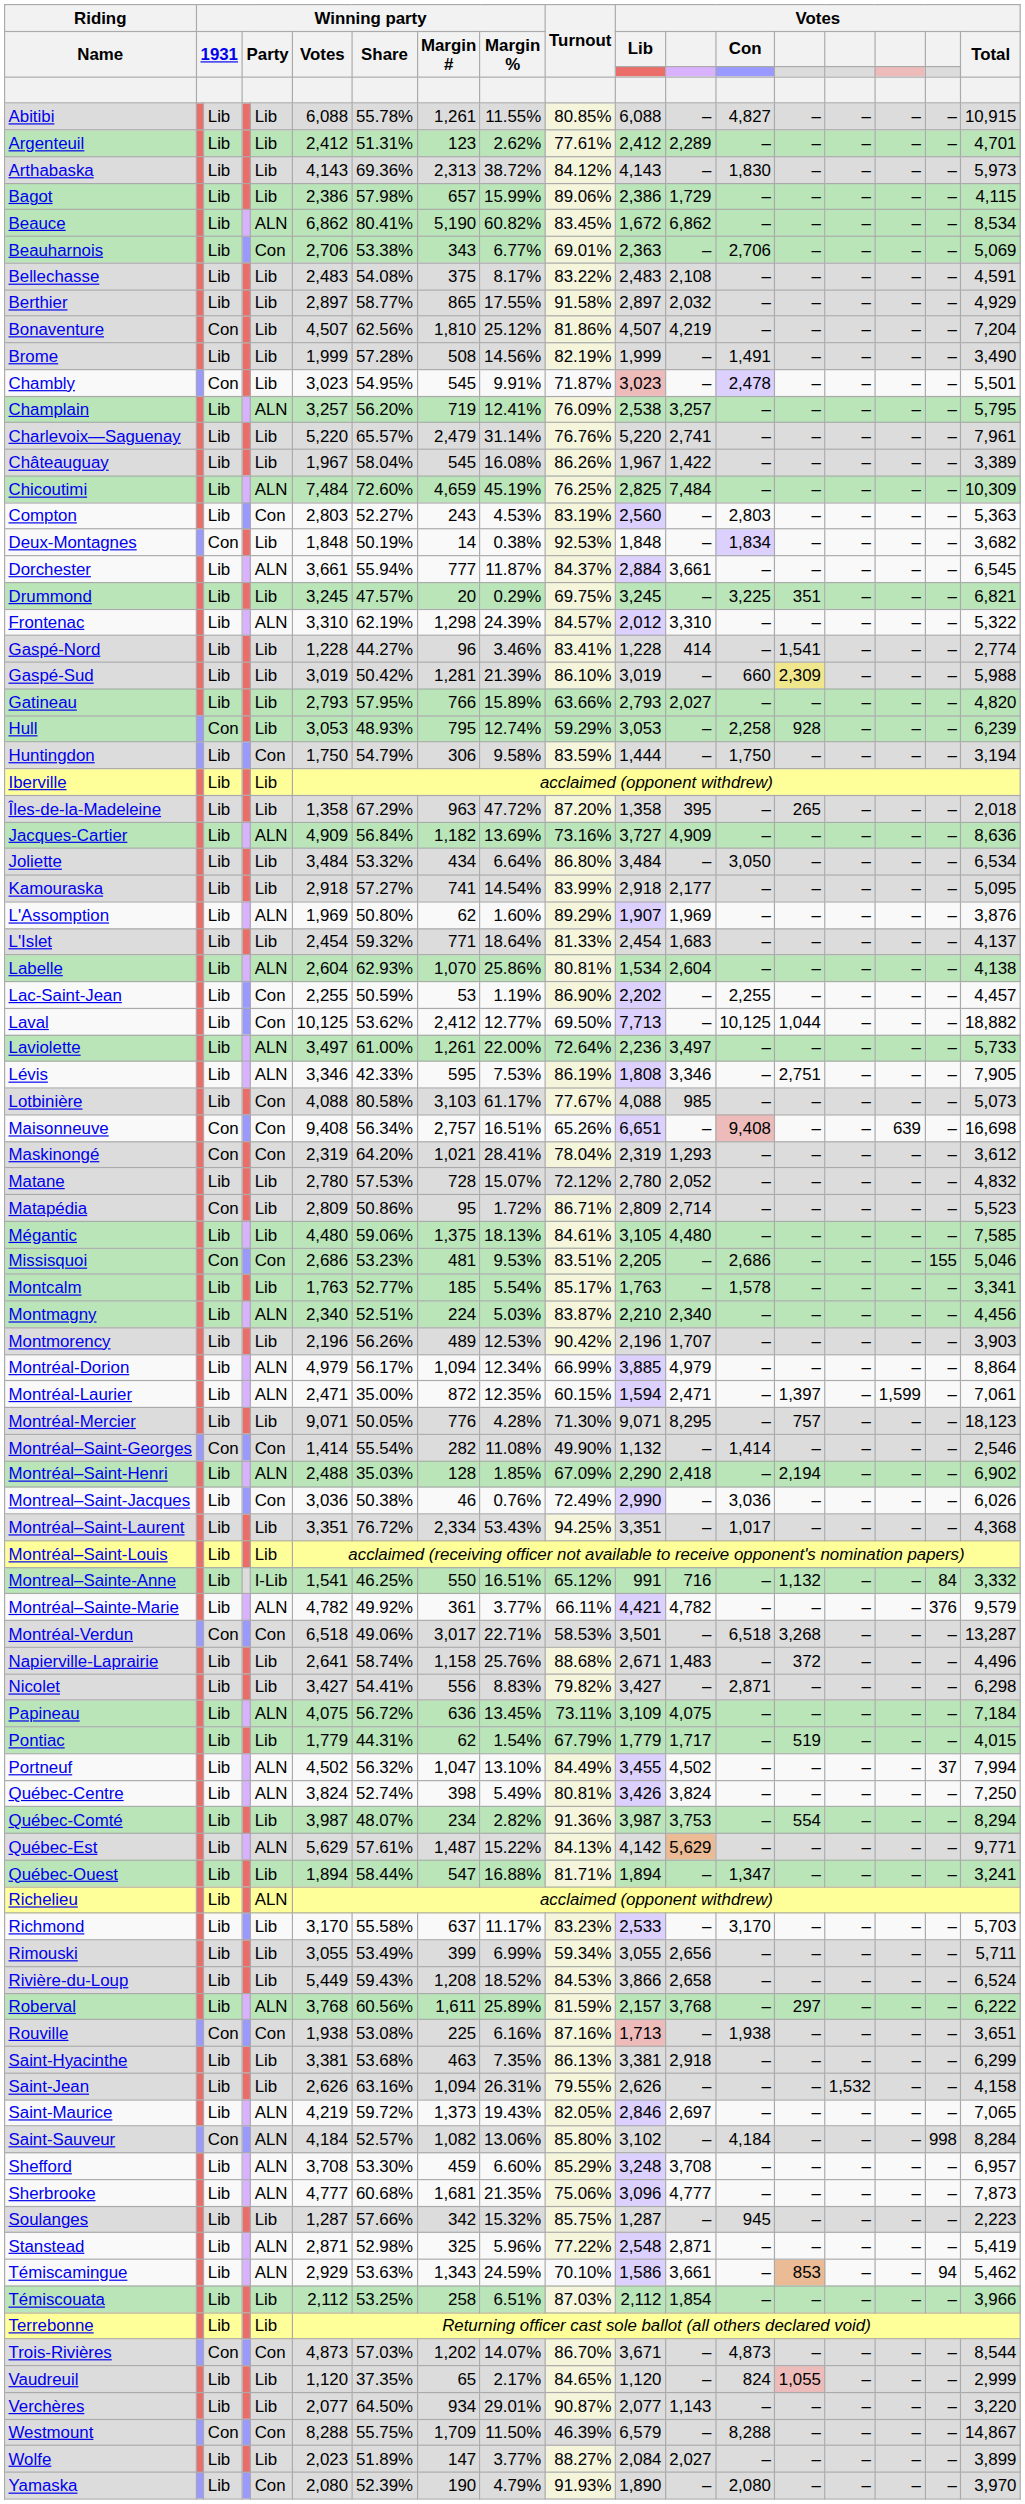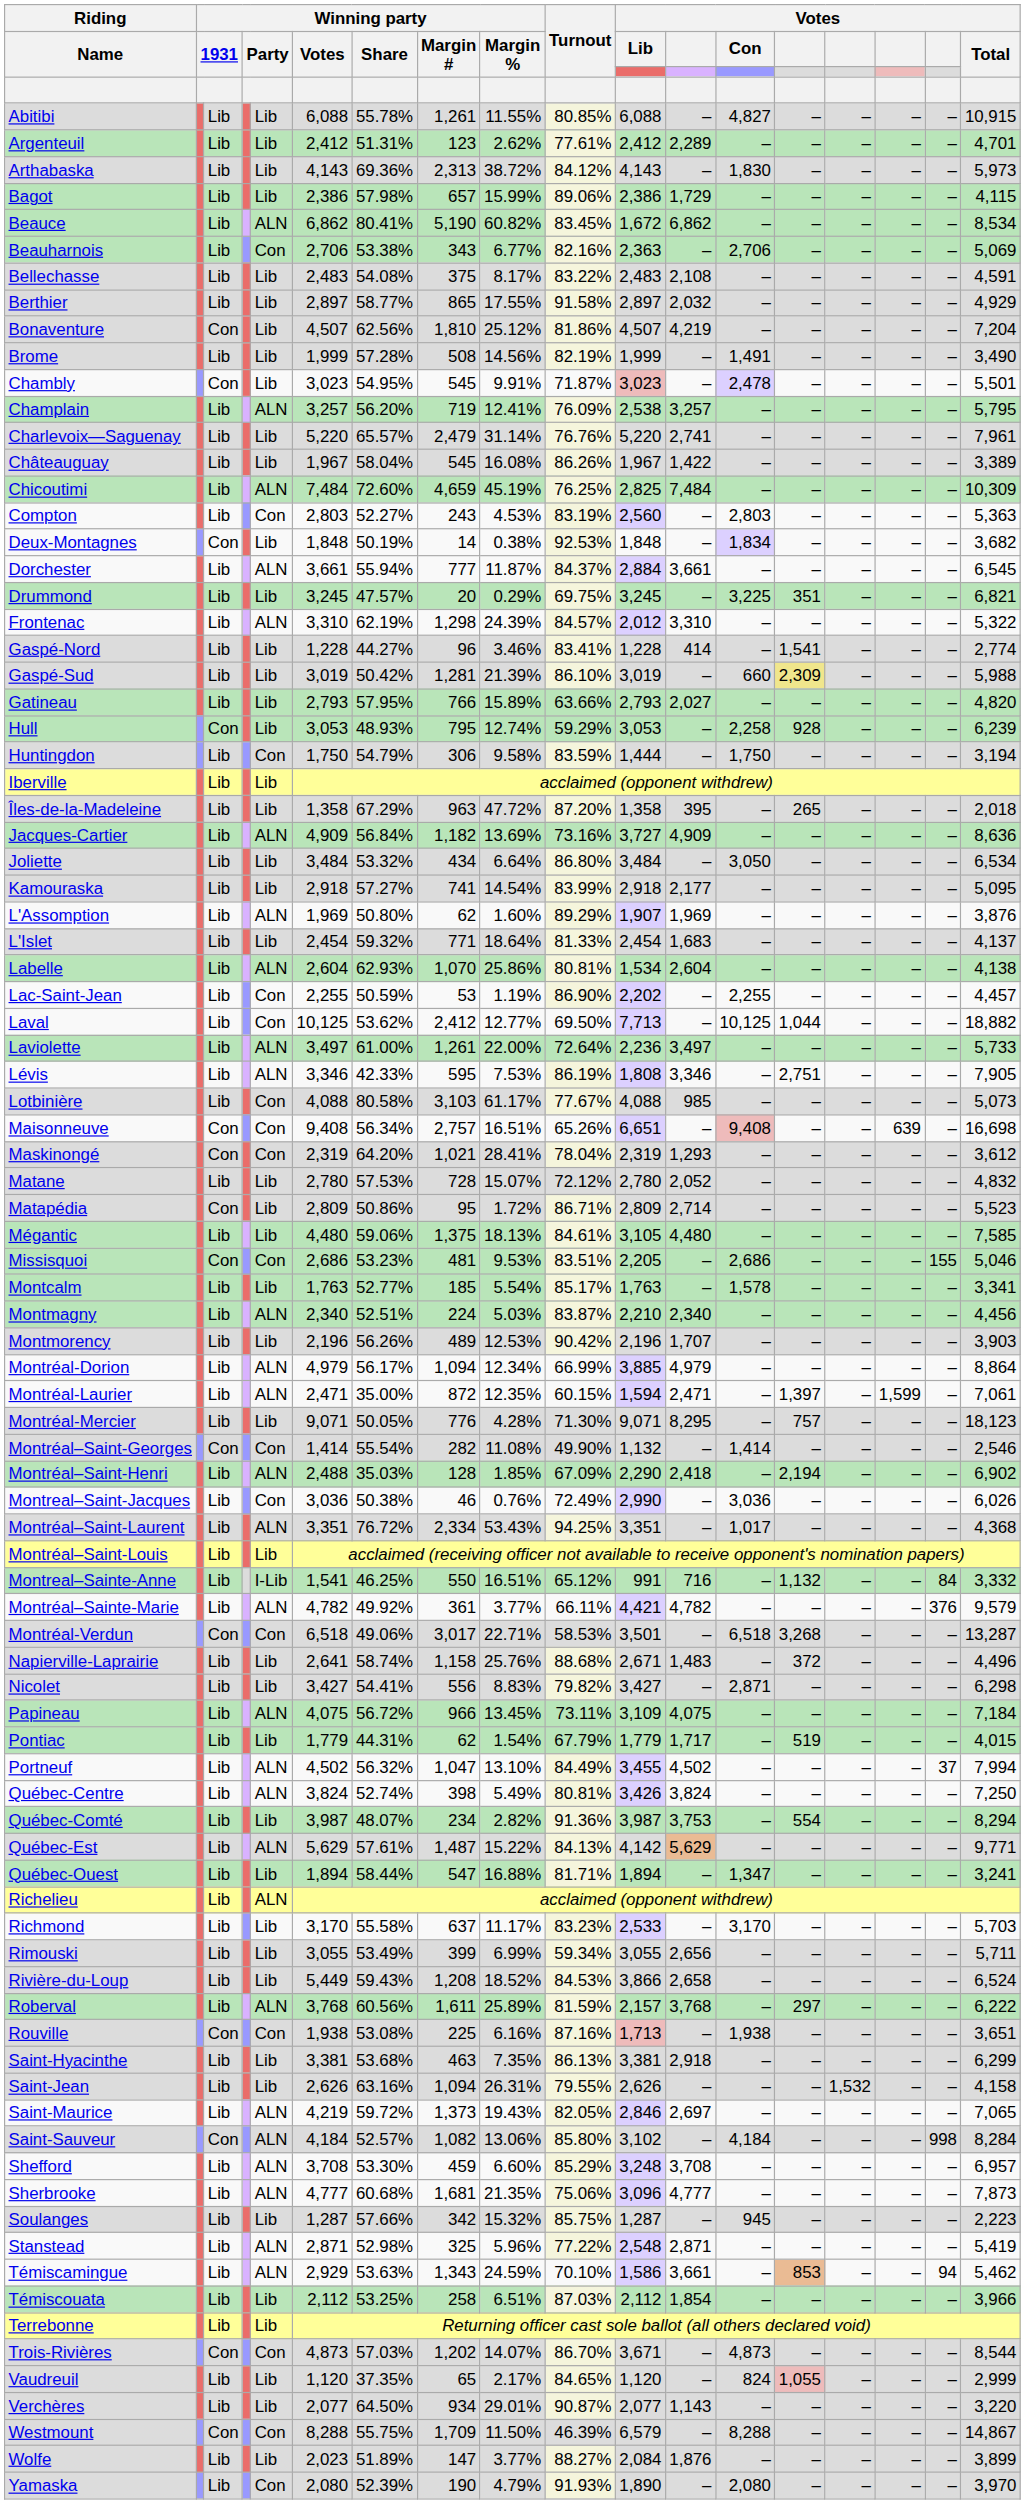(583, 250) 69.01% -> (583, 250) 82.16%
(266, 1528) Lib -> (271, 1528) ALN
(462, 1714) 636 -> (462, 1714) 966
(690, 2459) 2,027 -> (690, 2459) 1,876
